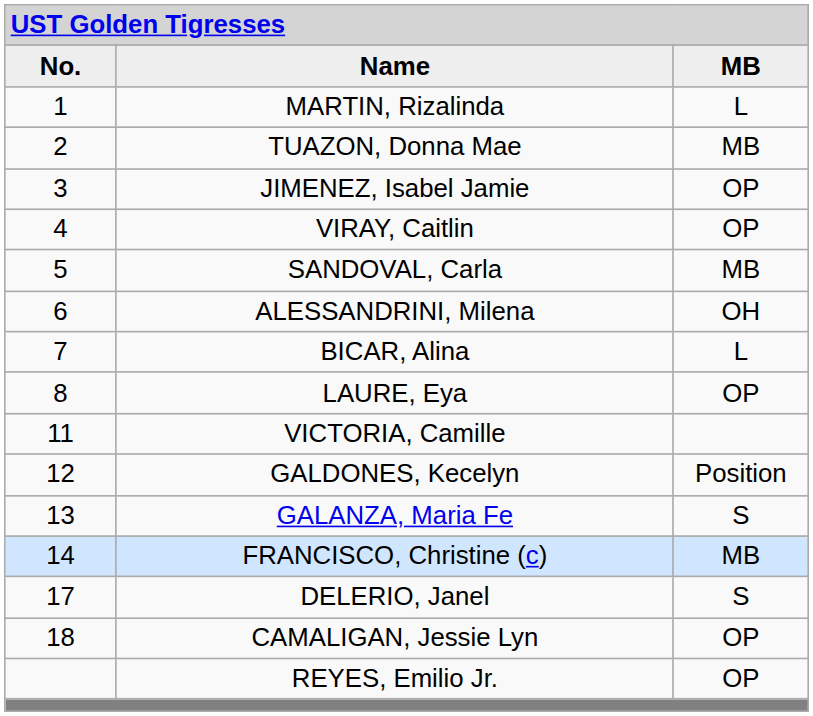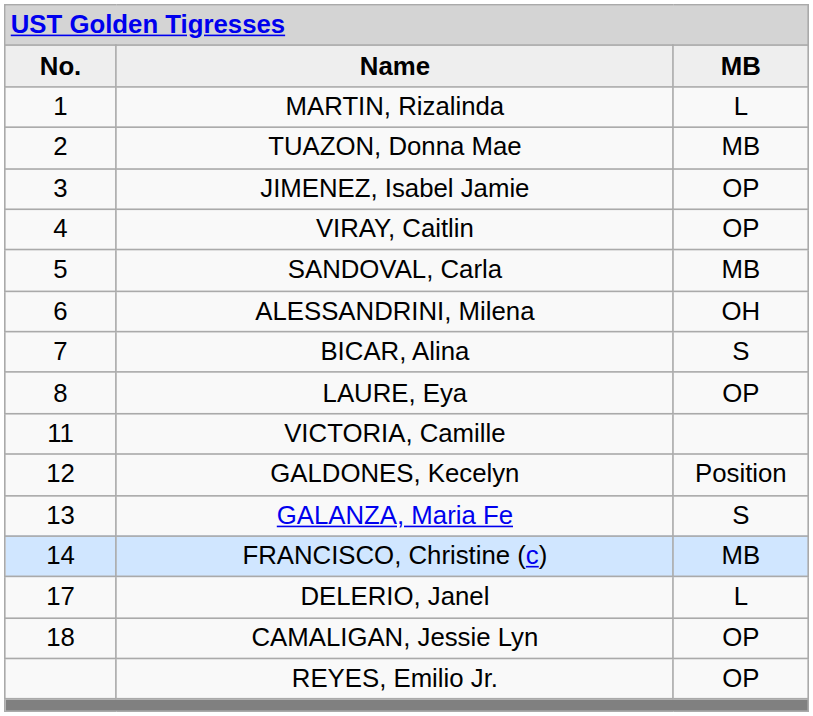(741, 351) L -> (741, 351) S
(741, 596) S -> (741, 596) L
